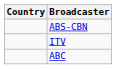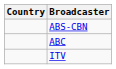rows swapped: (57, 41) <-> (57, 56)
